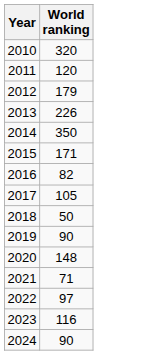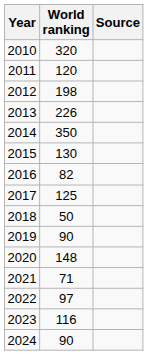+ column: (118, 22)
(66, 92) 179 -> (66, 92) 198
(66, 154) 171 -> (66, 154) 130
(66, 195) 105 -> (66, 195) 125
